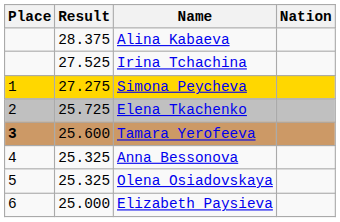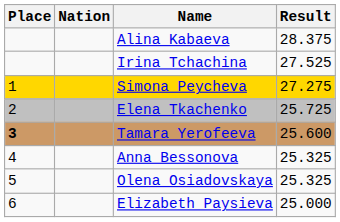columns swapped: (306, 16) <-> (84, 16)
